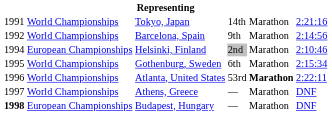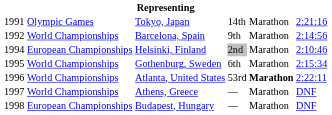(73, 21) World Championships -> (60, 21) Olympic Games
(14, 106) bold -> (14, 106) normal
